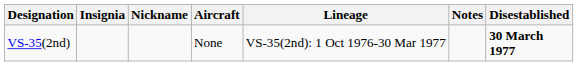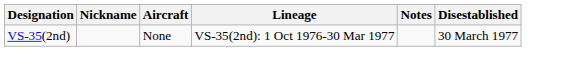- column: (102, 14)
(516, 43) bold -> (478, 35) normal
